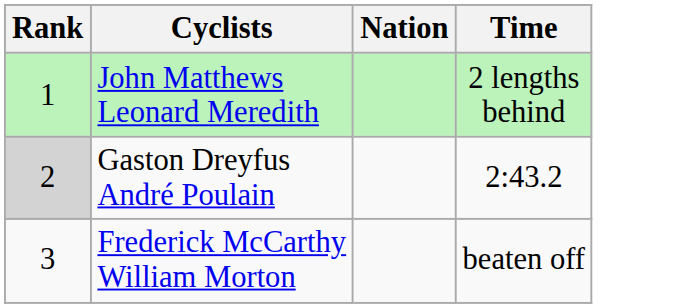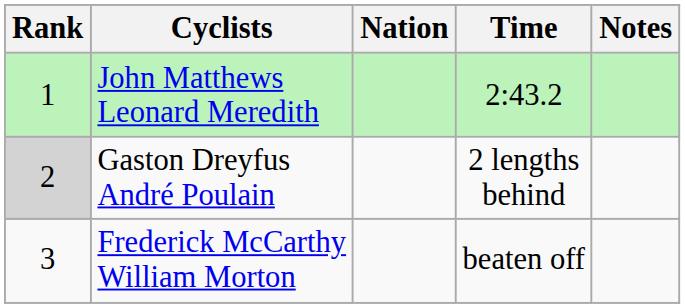+ column: (636, 28)
(524, 94) 2 lengths behind -> (524, 94) 2:43.2
(524, 177) 2:43.2 -> (524, 177) 2 lengths behind
